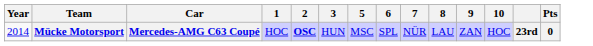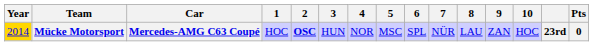+ column: (362, 13)
(18, 31) no background -> (18, 31) gold background
